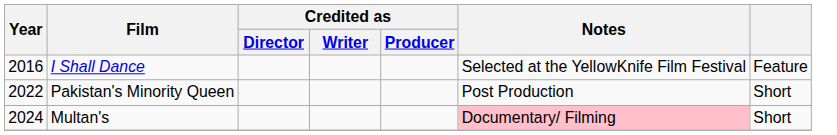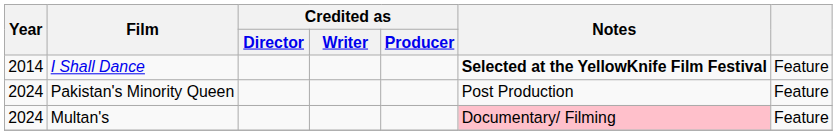(26, 67) 2016 -> (26, 67) 2014
(604, 67) normal -> (614, 67) bold
(26, 92) 2022 -> (26, 92) 2024
(772, 92) Short -> (801, 92) Feature
(772, 117) Short -> (801, 117) Feature
